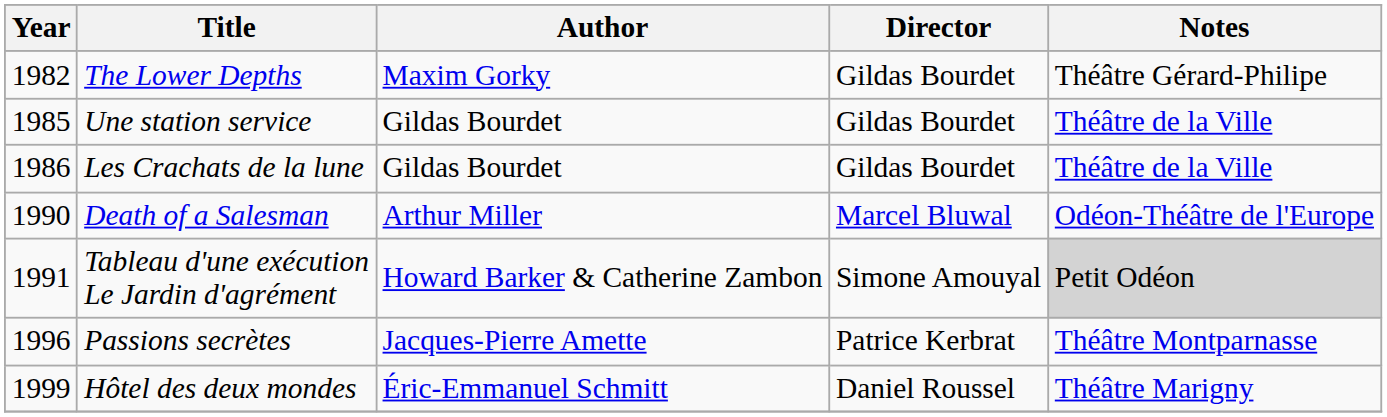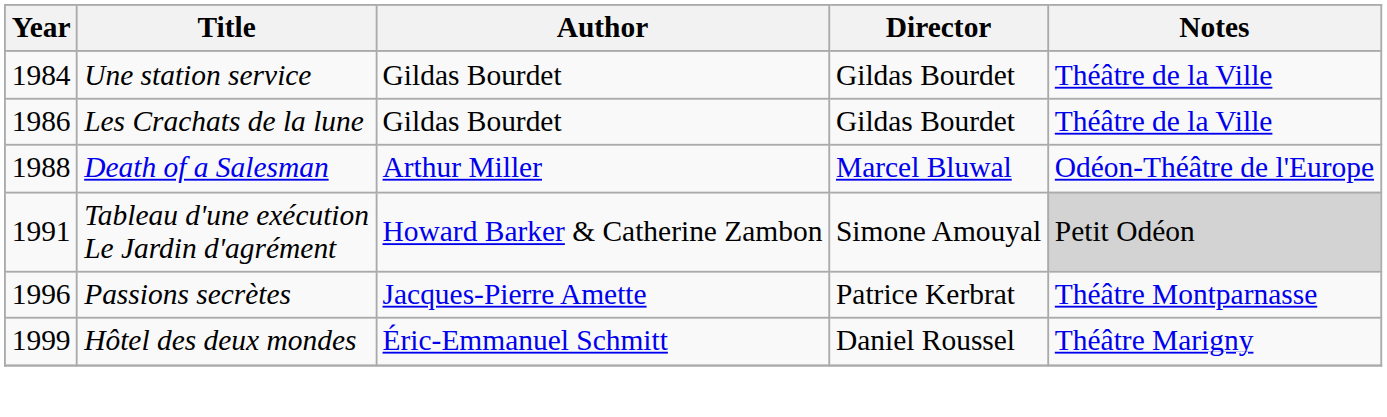- row: (193, 74)
(41, 121) 1985 -> (41, 74) 1984
(41, 214) 1990 -> (41, 167) 1988
